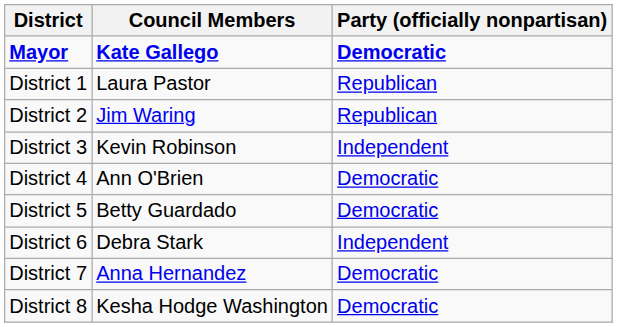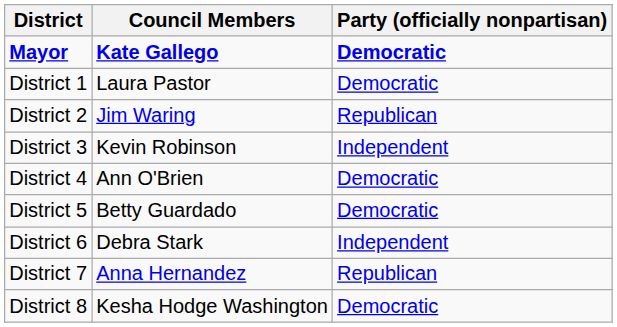(387, 83) Republican -> (388, 83) Democratic
(388, 274) Democratic -> (387, 274) Republican
